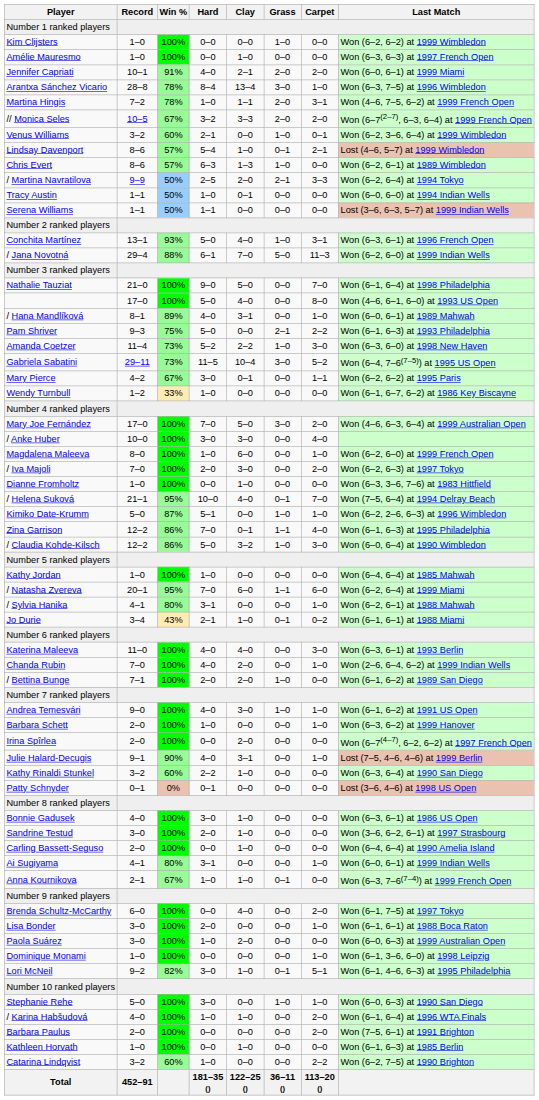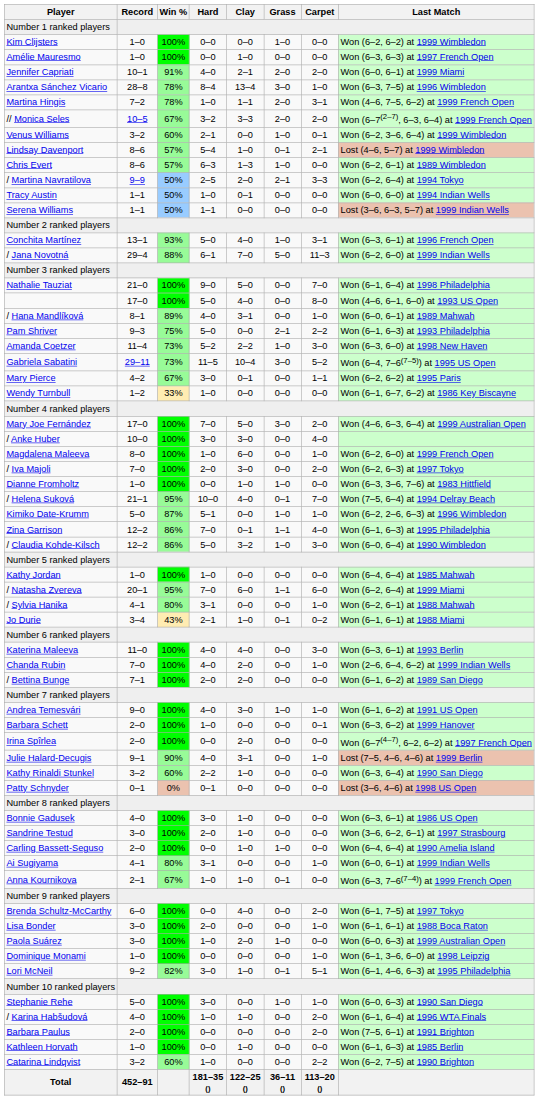(282, 484) 0–0 -> (282, 484) 1–0
(282, 680) 1–0 -> (282, 680) 0–0
(320, 725) 1–0 -> (320, 725) 0–1
(282, 848) 0–0 -> (282, 848) 1–0
(282, 941) 0–0 -> (282, 941) 1–0
